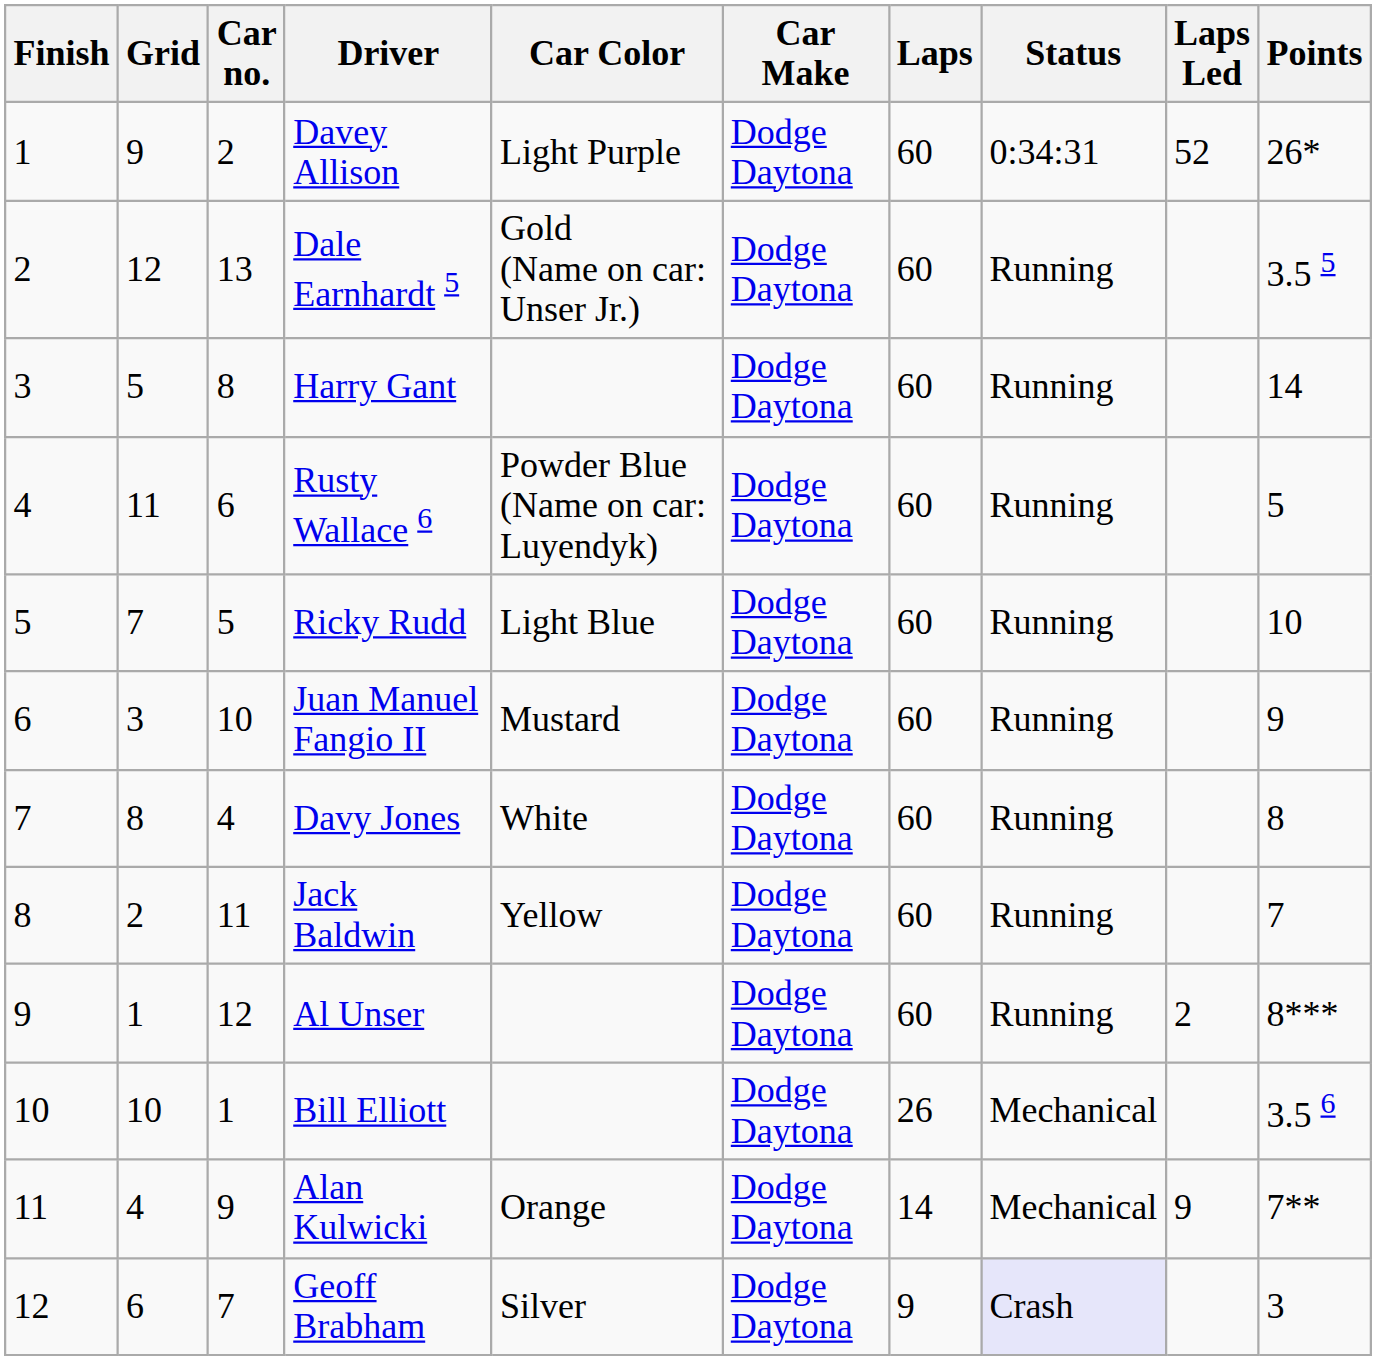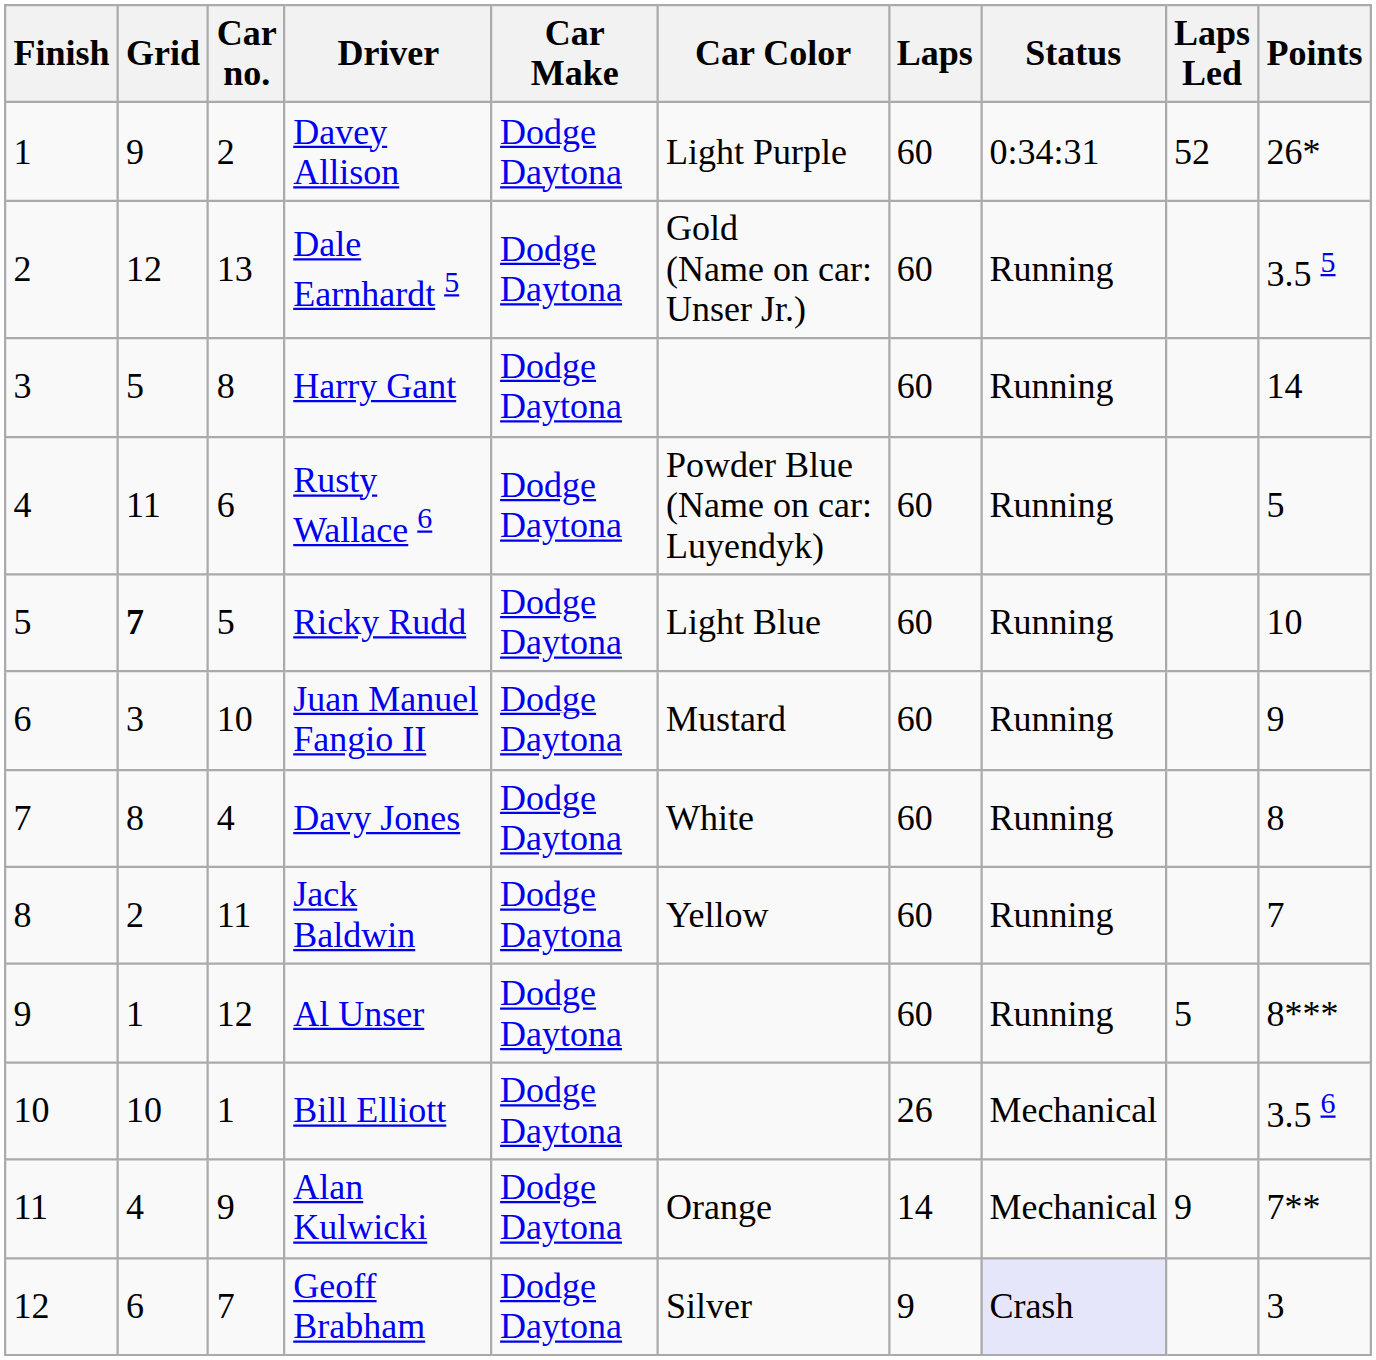columns swapped: (805, 53) <-> (607, 53)
(135, 622) normal -> (135, 622) bold
(1183, 1012) 2 -> (1183, 1012) 5
